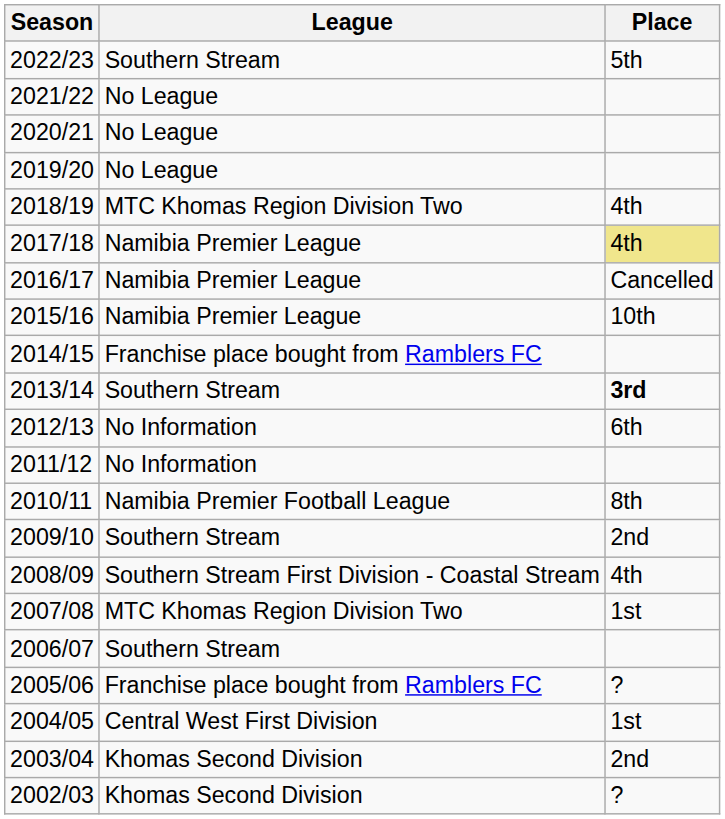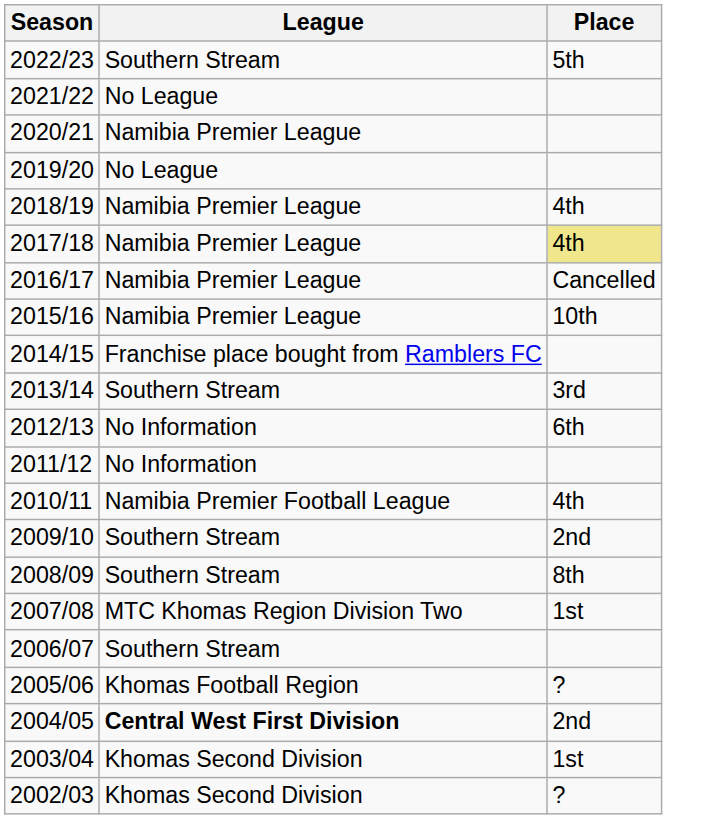(161, 133) No League -> (233, 133) Namibia Premier League
(284, 206) MTC Khomas Region Division Two -> (233, 206) Namibia Premier League
(628, 390) bold -> (569, 390) normal
(627, 501) 8th -> (569, 501) 4th
(352, 574) Southern Stream First Division - Coastal Stream -> (192, 574) Southern Stream
(627, 574) 4th -> (569, 574) 8th
(323, 685) Franchise place bought from Ramblers FC -> (232, 685) Khomas Football Region
(241, 721) normal -> (252, 721) bold
(626, 721) 1st -> (572, 721) 2nd
(630, 758) 2nd -> (568, 758) 1st
